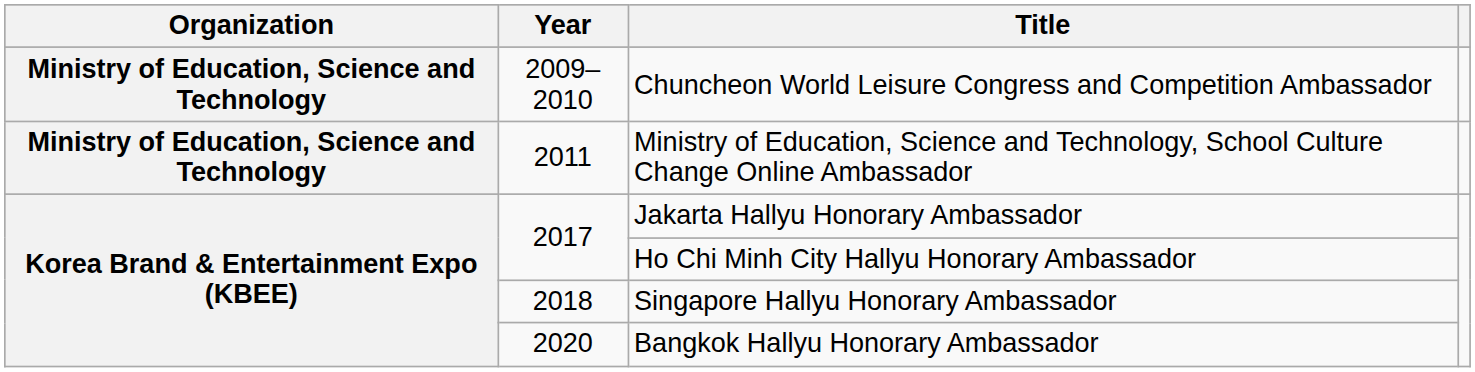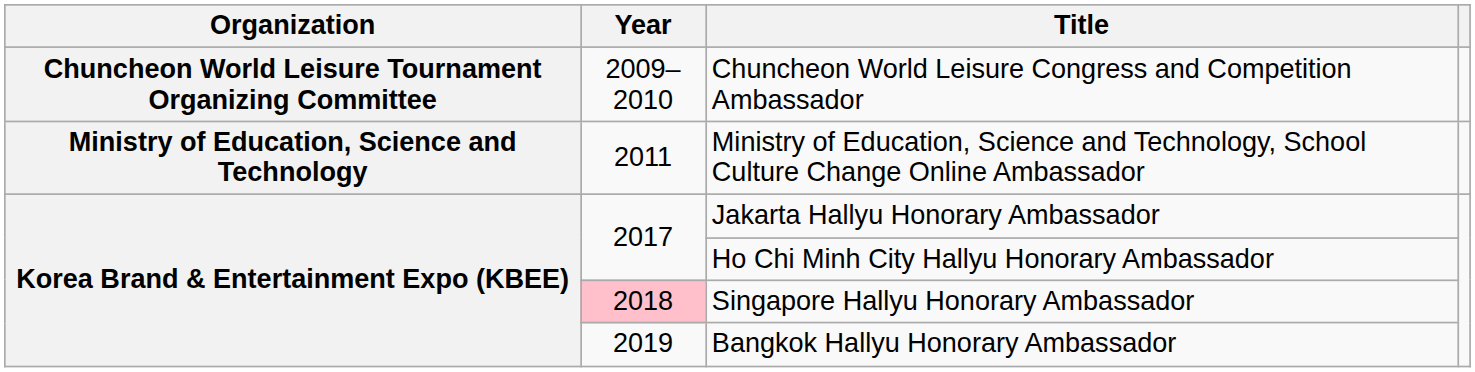(251, 84) Ministry of Education, Science and Technology -> (293, 84) Chuncheon World Leisure Tournament Organizing Committee
(563, 301) no background -> (643, 301) pink background
(563, 344) 2020 -> (643, 344) 2019
